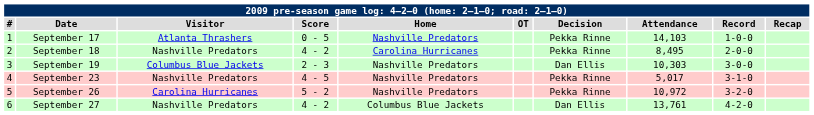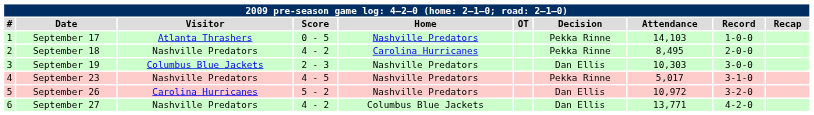(580, 91) Pekka Rinne -> (580, 91) Dan Ellis
(670, 104) 13,761 -> (670, 104) 13,771
